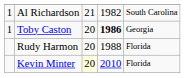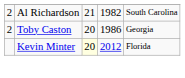(9, 13) 1 -> (9, 13) 2
(9, 30) 1 -> (9, 30) 2
(111, 30) bold -> (111, 30) normal
- row: (48, 47)
(111, 64) 2010 -> (111, 47) 2012
